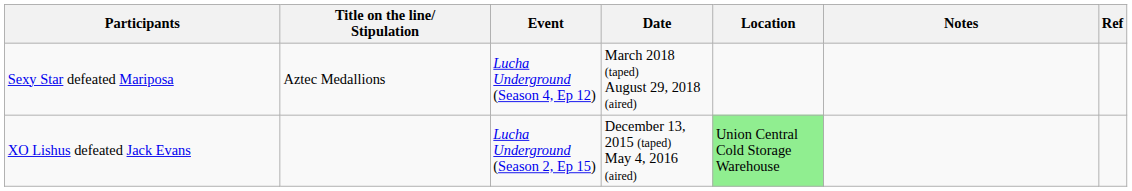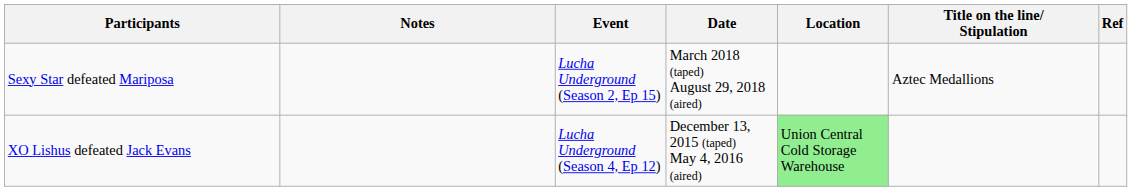columns swapped: (385, 24) <-> (961, 24)
(545, 79) Lucha Underground (Season 4, Ep 12) -> (609, 79) Lucha Underground (Season 2, Ep 15)
(545, 150) Lucha Underground (Season 2, Ep 15) -> (609, 150) Lucha Underground (Season 4, Ep 12)
